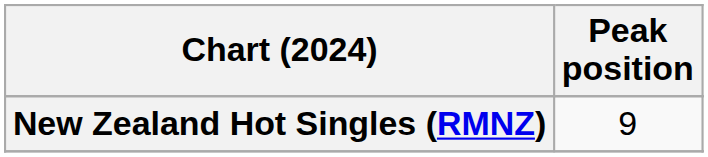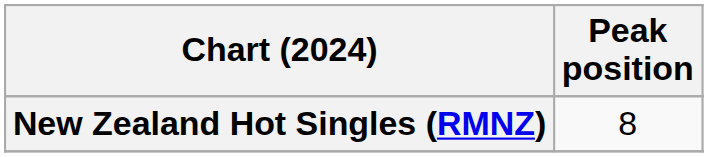(628, 123) 9 -> (628, 123) 8
